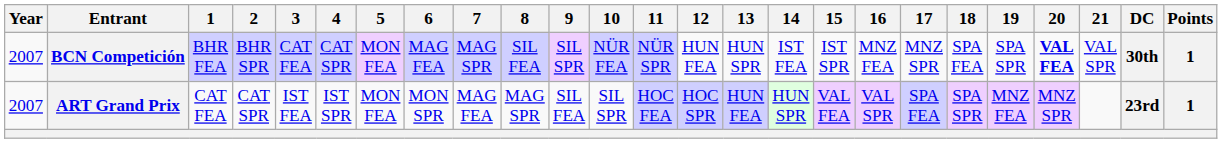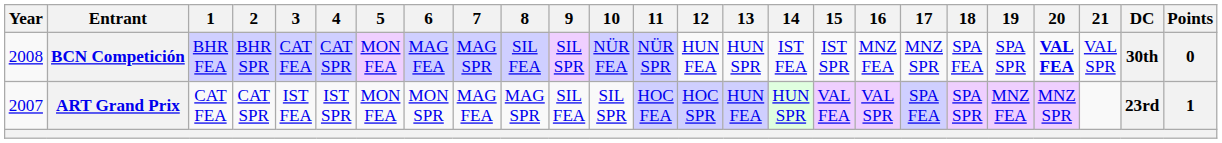(26, 56) 2007 -> (26, 56) 2008
(1190, 56) 1 -> (1190, 56) 0
